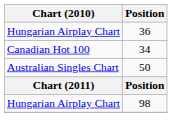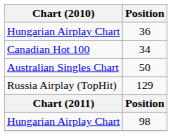+ row: (145, 85)
